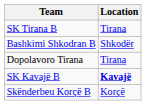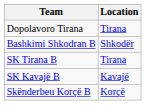rows swapped: (32, 28) <-> (45, 60)
(116, 76) bold -> (115, 76) normal
